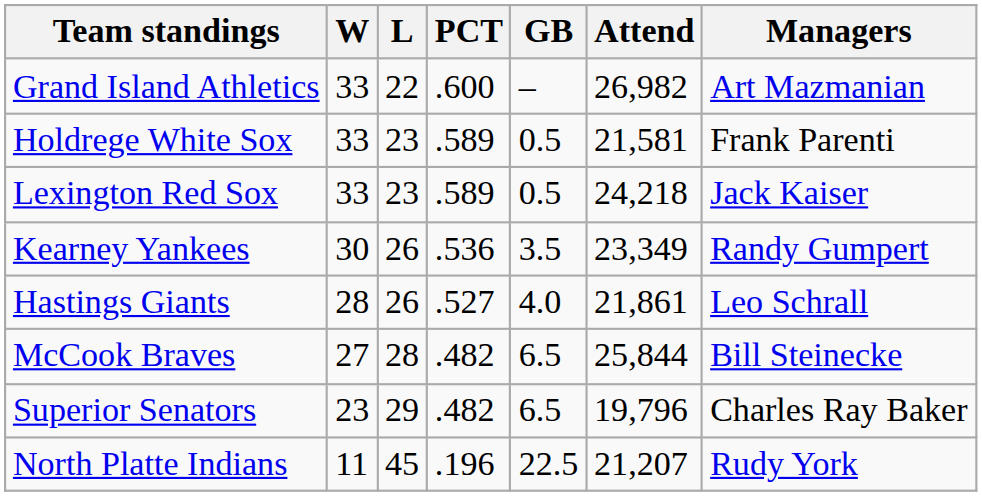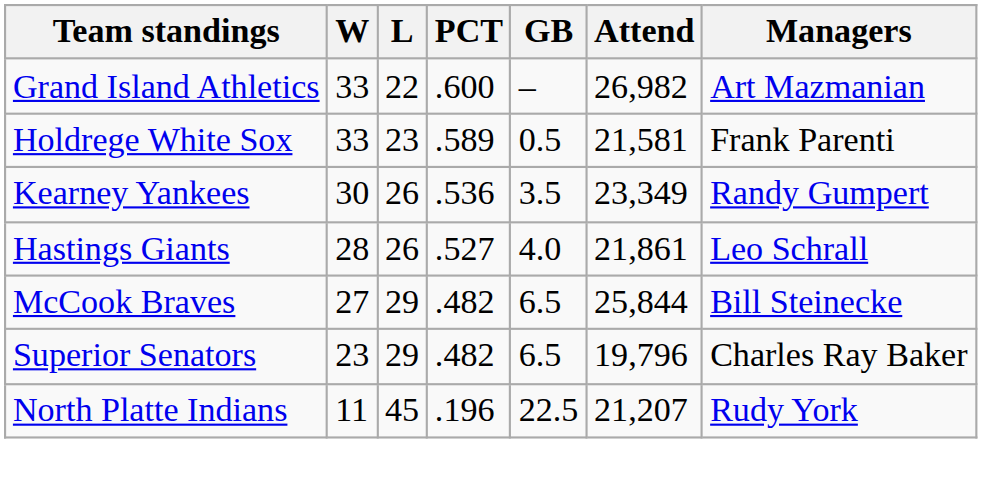- row: (145, 193)
(402, 355) 28 -> (402, 301) 29
